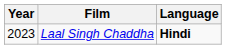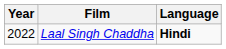(21, 34) 2023 -> (21, 34) 2022
